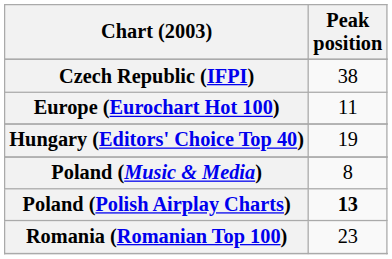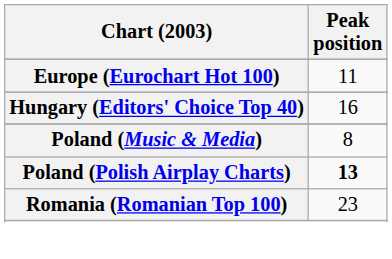- row: (157, 75)
(348, 140) 19 -> (348, 107) 16
